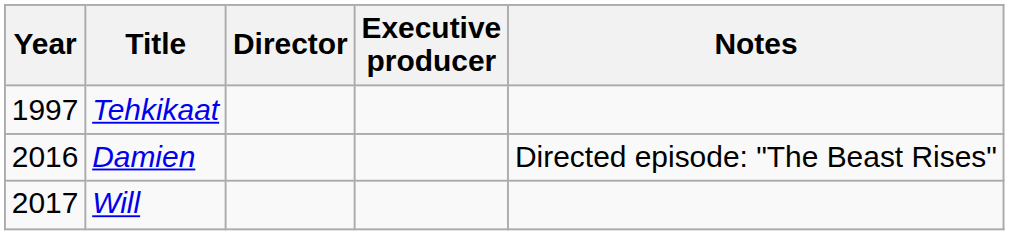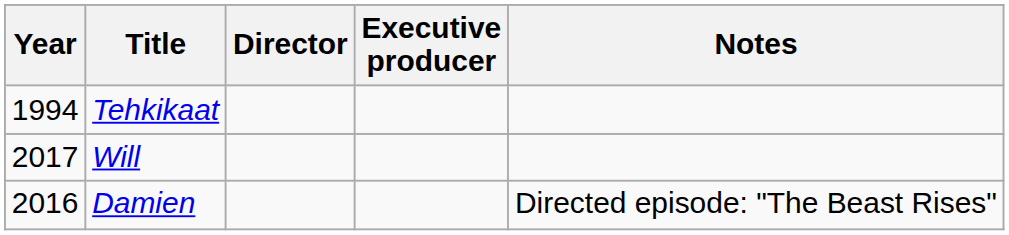(45, 109) 1997 -> (45, 109) 1994
rows swapped: (144, 156) <-> (116, 204)
